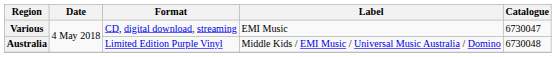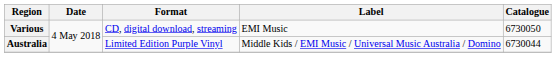(523, 28) 6730047 -> (523, 28) 6730050
(523, 44) 6730048 -> (523, 44) 6730044
